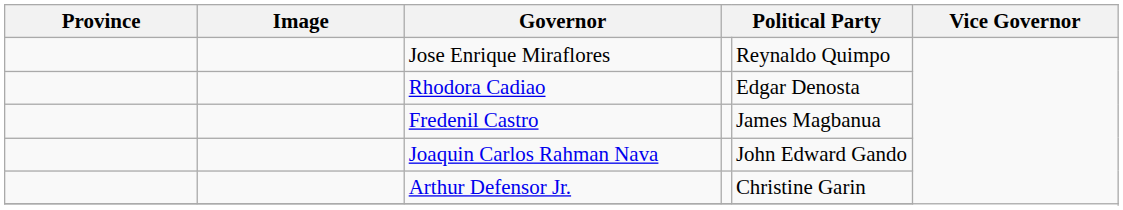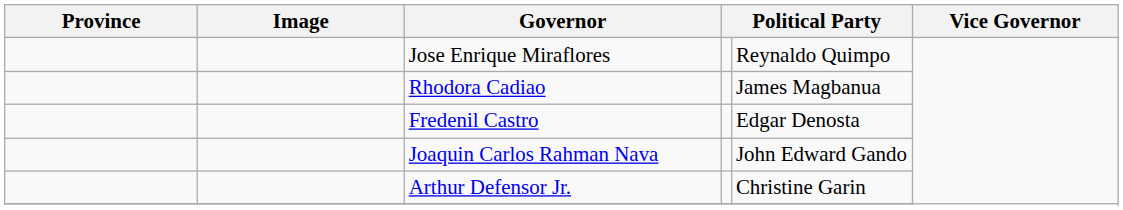(798, 87) Edgar Denosta -> (808, 87) James Magbanua
(808, 120) James Magbanua -> (798, 120) Edgar Denosta
